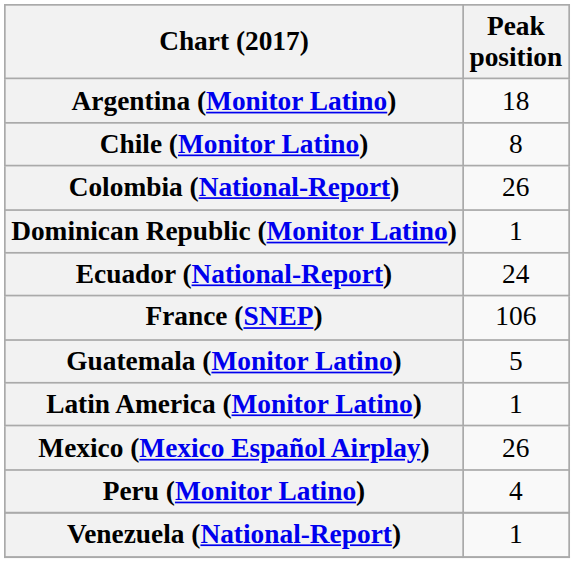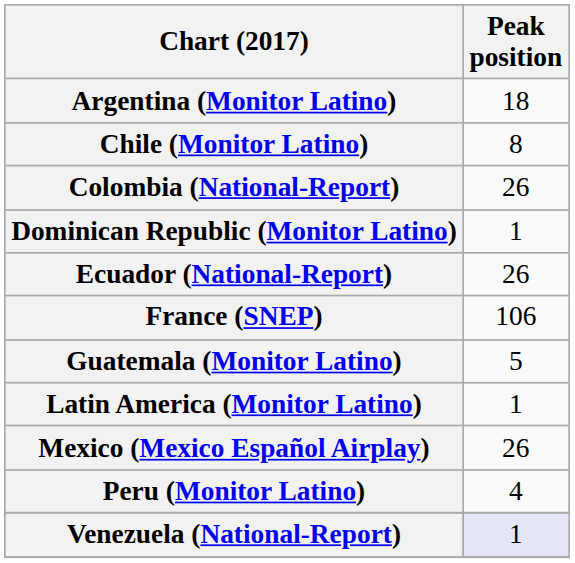(516, 273) 24 -> (516, 273) 26
(516, 534) no background -> (516, 534) lavender background
